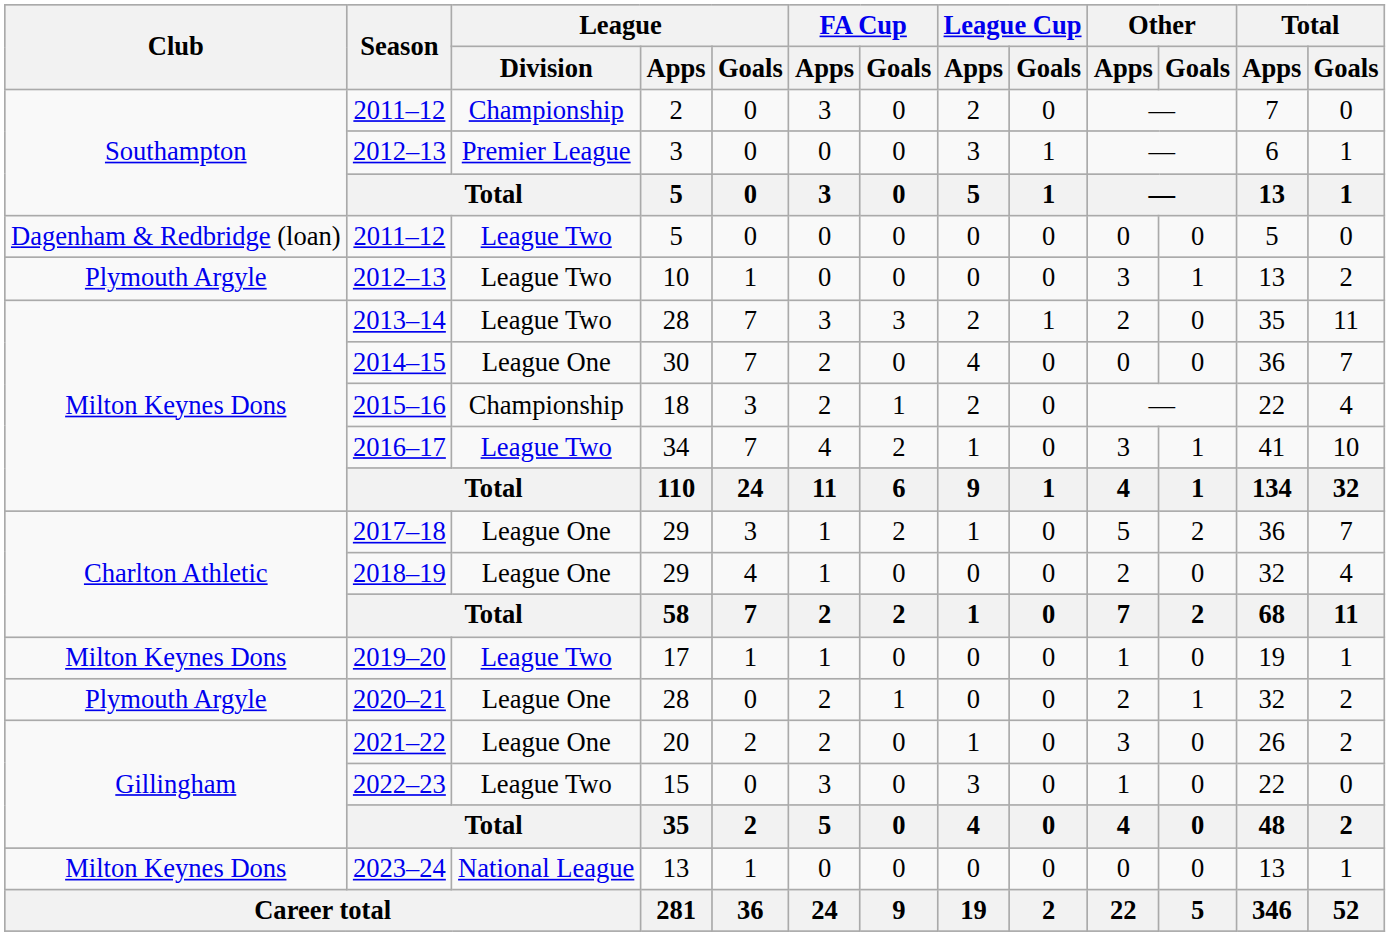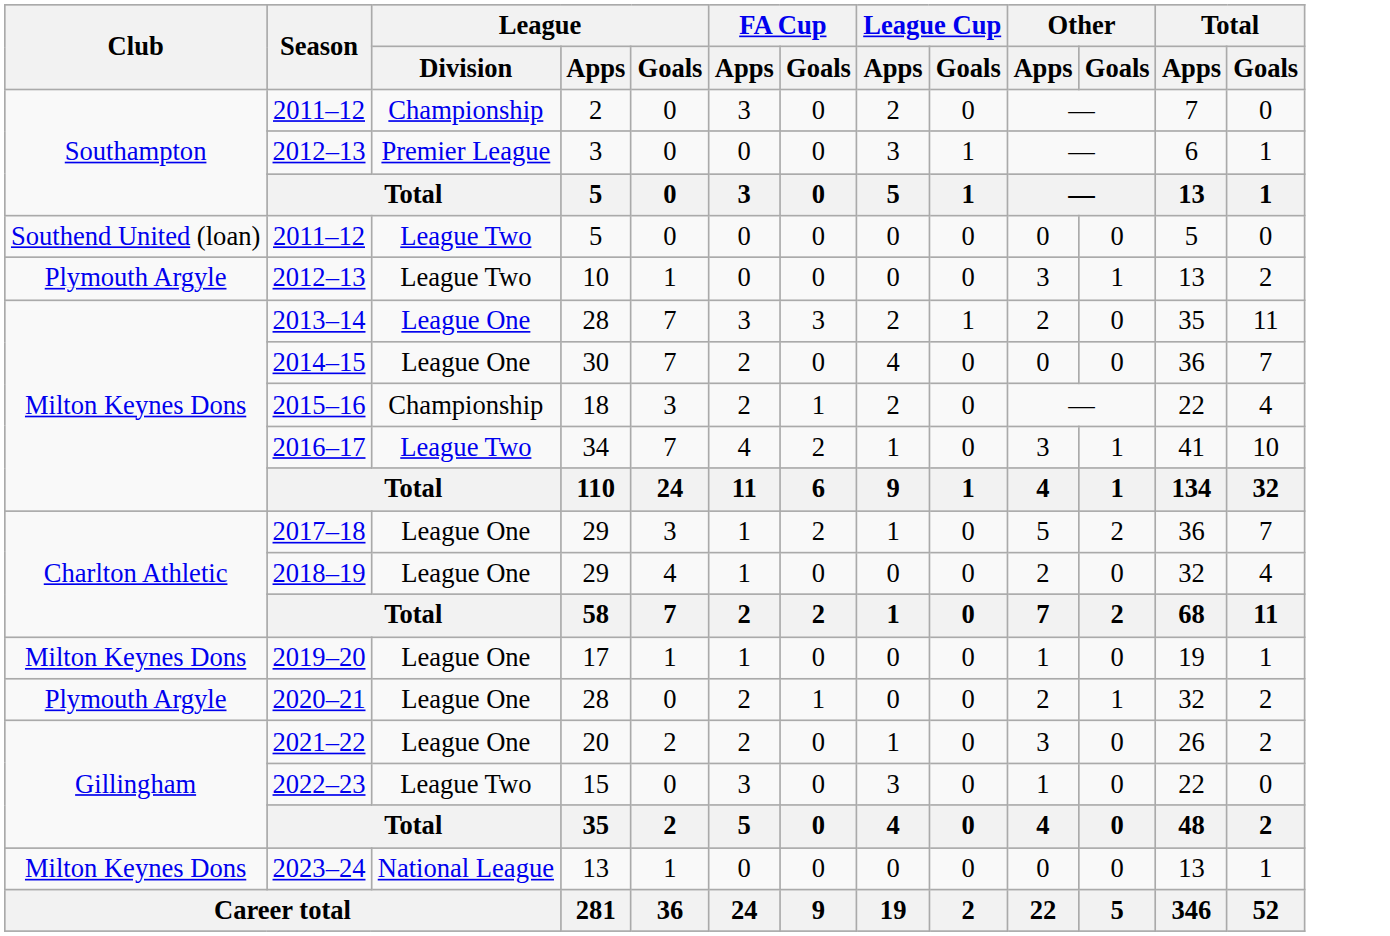(176, 236) Dagenham & Redbridge (loan) -> (136, 236) Southend United (loan)
(546, 320) League Two -> (466, 320) League One
(546, 657) League Two -> (466, 657) League One
